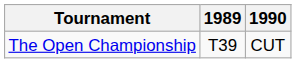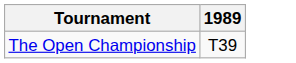- column: (268, 18)
